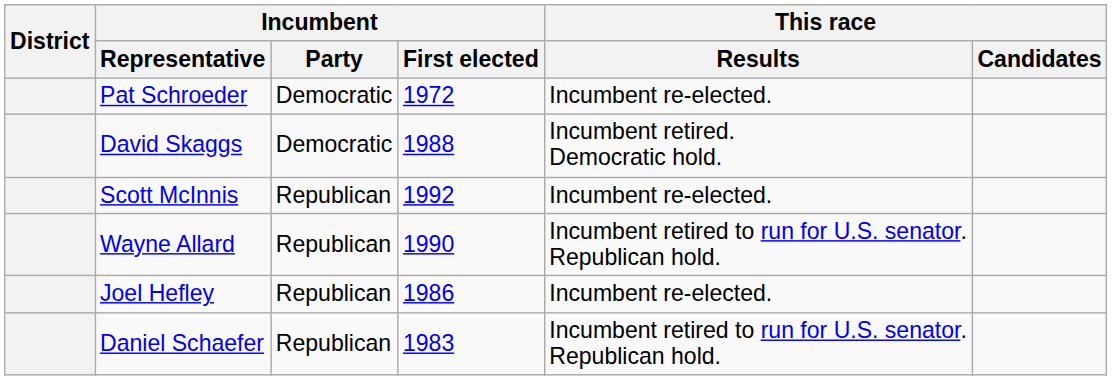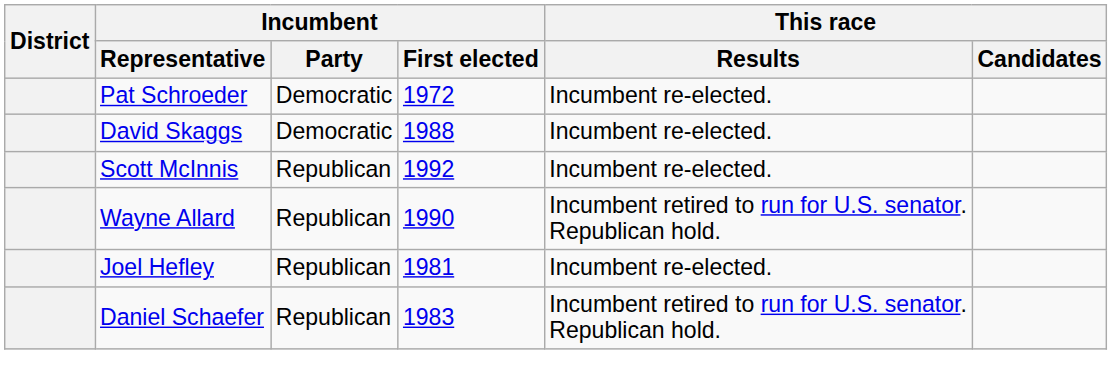(642, 145) Incumbent retired. Democratic hold. -> (661, 132) Incumbent re-elected.
(429, 293) 1986 -> (429, 267) 1981
